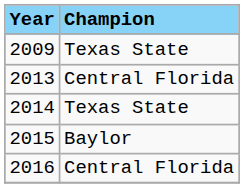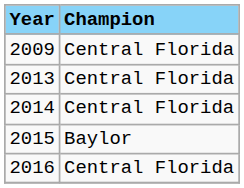(126, 50) Texas State -> (149, 50) Central Florida
(126, 109) Texas State -> (149, 109) Central Florida
